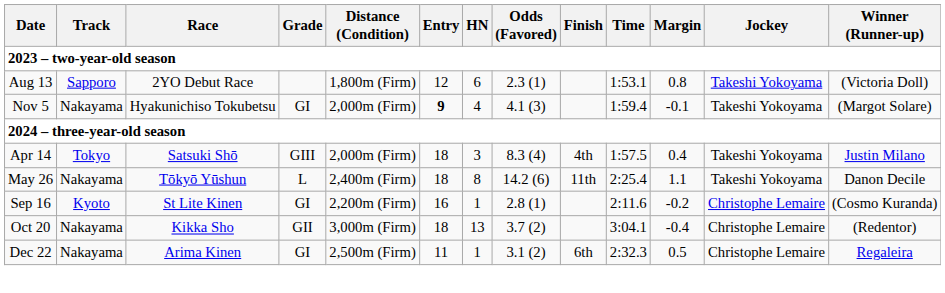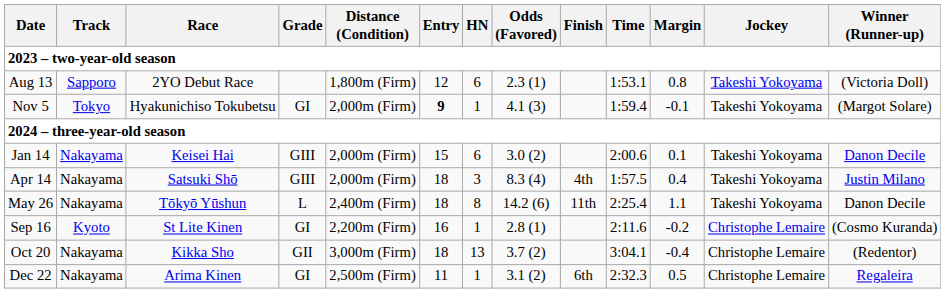(91, 107) Nakayama -> (91, 107) Tokyo
(477, 107) 4 -> (477, 107) 1
+ row: (31, 155)
(91, 155) Tokyo -> (91, 179) Nakayama
